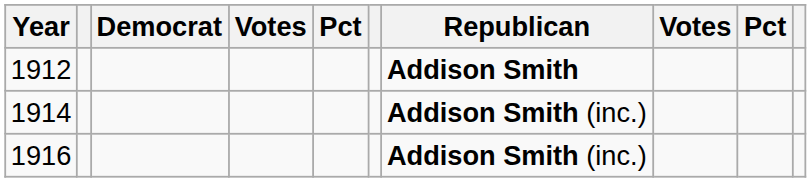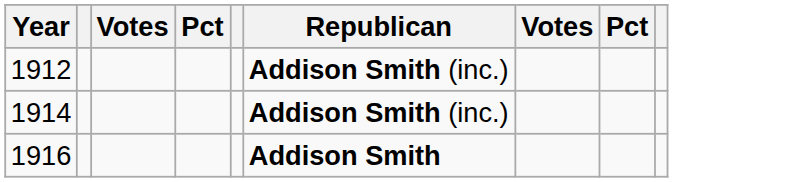- column: (159, 26)
(483, 70) Addison Smith -> (379, 70) Addison Smith (inc.)
(517, 156) Addison Smith (inc.) -> (345, 156) Addison Smith
